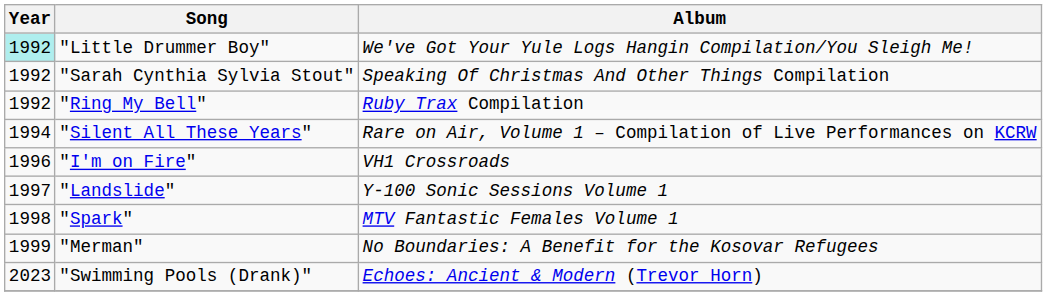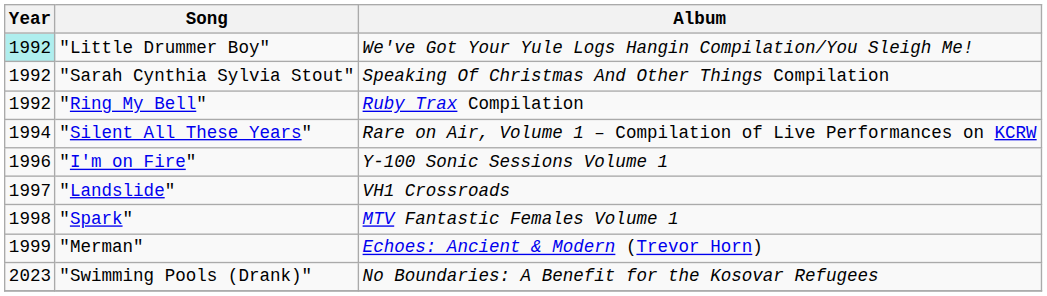(436, 162) VH1 Crossroads -> (515, 162) Y-100 Sonic Sessions Volume 1
(515, 191) Y-100 Sonic Sessions Volume 1 -> (436, 191) VH1 Crossroads
(621, 248) No Boundaries: A Benefit for the Kosovar Refugees -> (563, 248) Echoes: Ancient & Modern (Trevor Horn)
(563, 276) Echoes: Ancient & Modern (Trevor Horn) -> (621, 276) No Boundaries: A Benefit for the Kosovar Refugees
